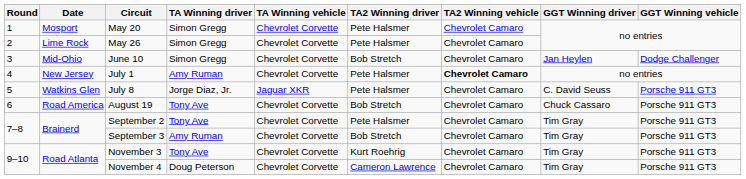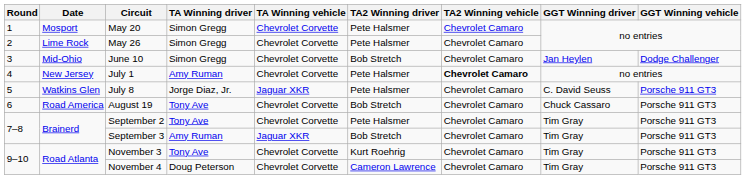(297, 136) Chevrolet Corvette -> (283, 136) Jaguar XKR
